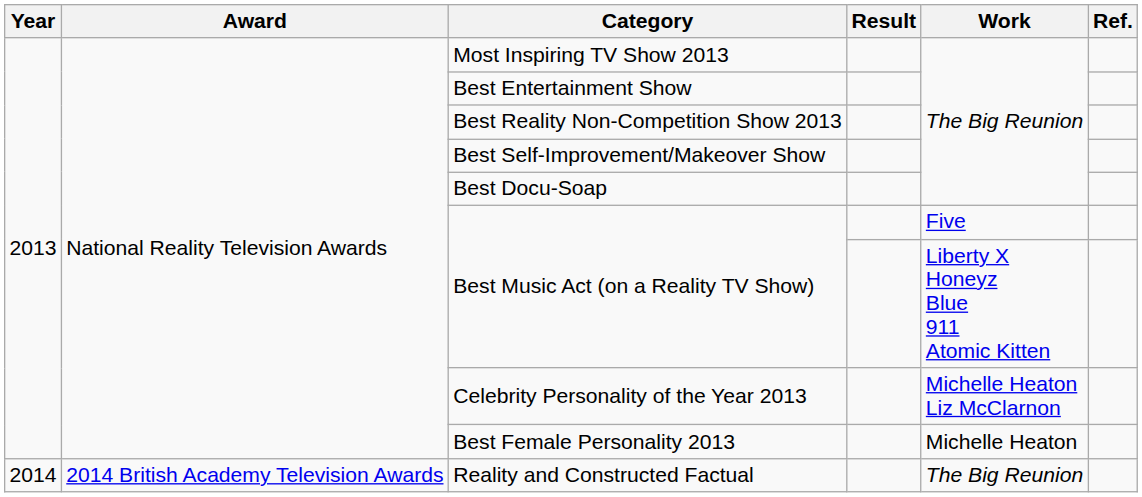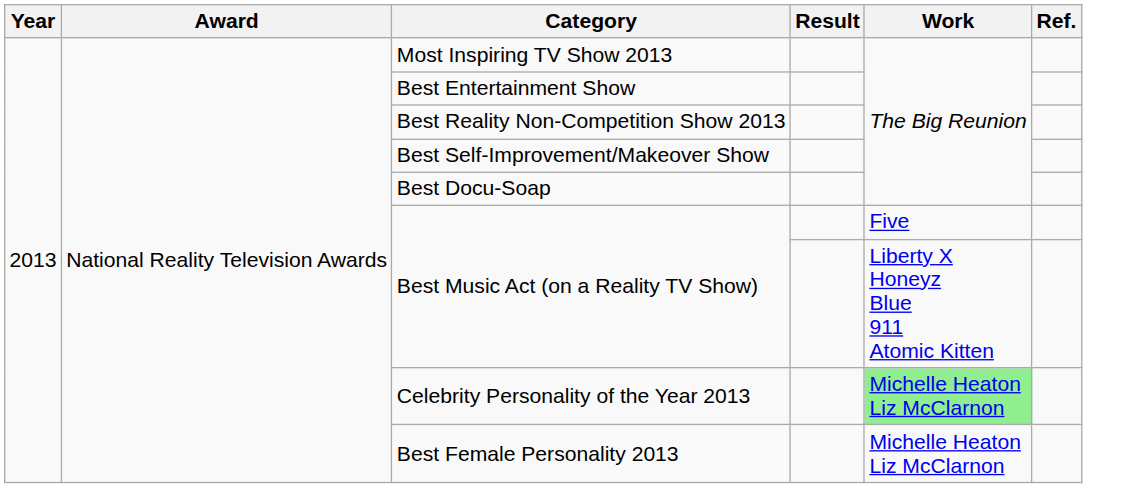(1002, 396) no background -> (945, 396) lightgreen background
(1002, 441) Michelle Heaton -> (945, 453) Michelle Heaton Liz McClarnon
- row: (33, 474)
